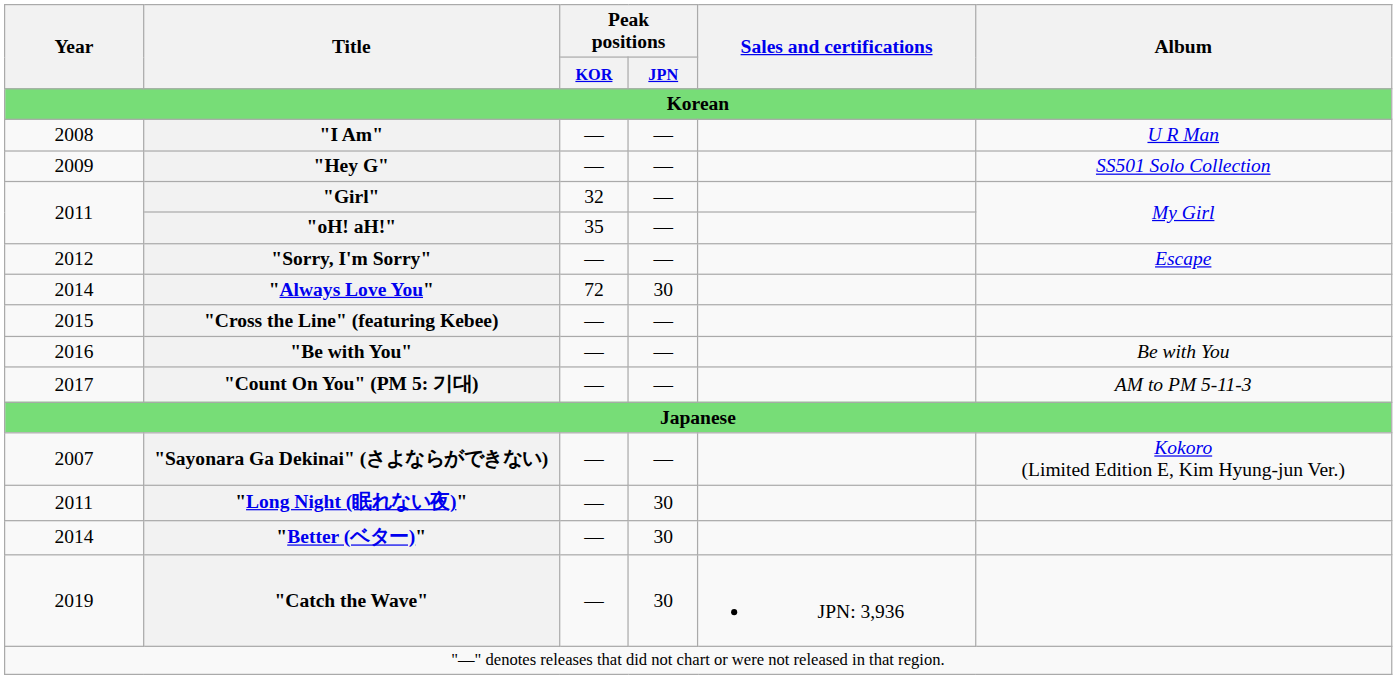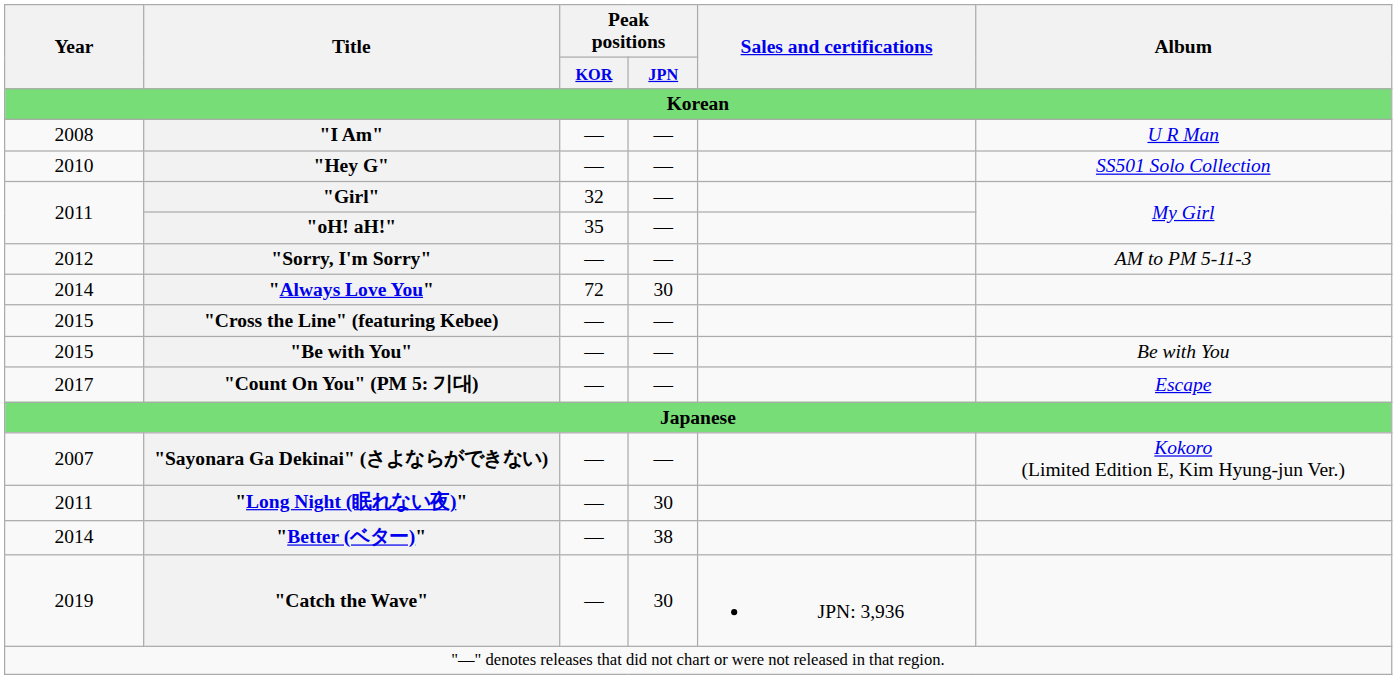(74, 165) 2009 -> (74, 165) 2010
(1183, 258) Escape -> (1183, 258) AM to PM 5-11-3
(74, 351) 2016 -> (74, 351) 2015
(1183, 384) AM to PM 5-11-3 -> (1183, 384) Escape
(663, 537) 30 -> (663, 537) 38
